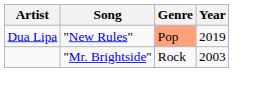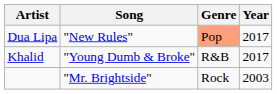(212, 36) 2019 -> (256, 36) 2017
+ row: (26, 57)
